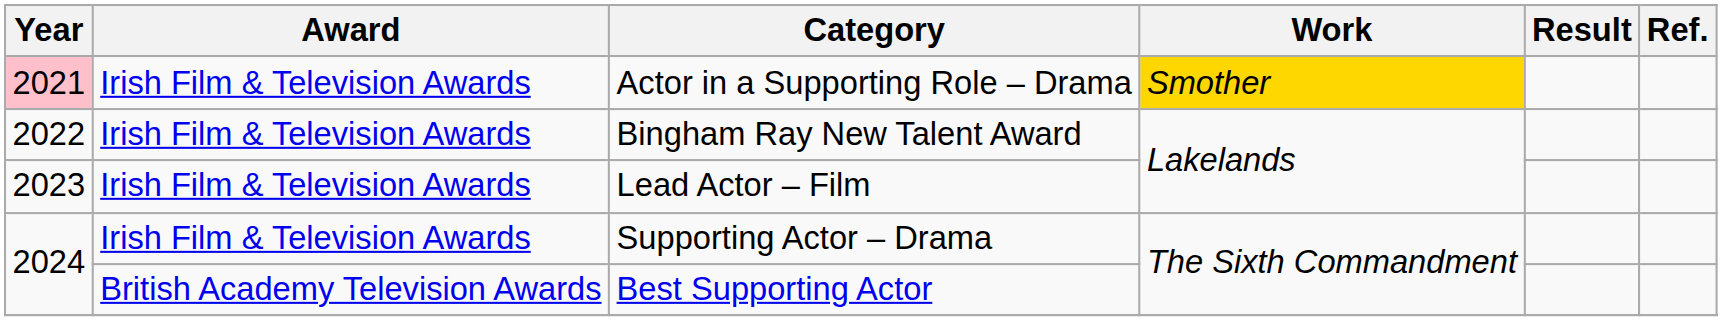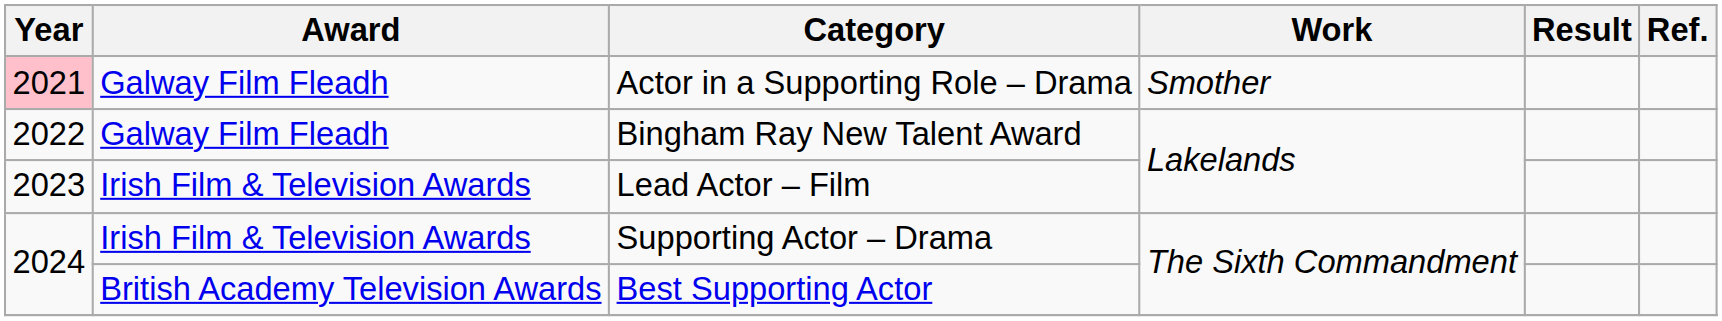(315, 82) Irish Film & Television Awards -> (244, 82) Galway Film Fleadh
(1209, 82) gold background -> (1209, 82) no background
(315, 133) Irish Film & Television Awards -> (244, 133) Galway Film Fleadh
